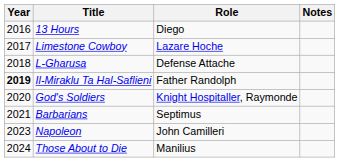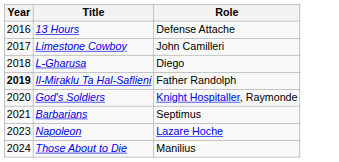- column: (317, 13)
(170, 30) Diego -> (196, 30) Defense Attache
(190, 47) Lazare Hoche -> (190, 47) John Camilleri
(196, 64) Defense Attache -> (170, 64) Diego
(190, 132) John Camilleri -> (190, 132) Lazare Hoche
